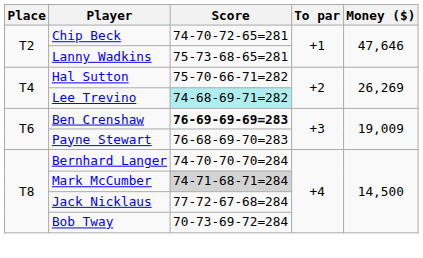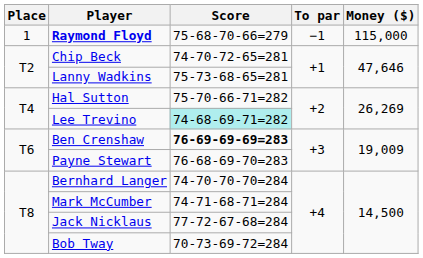+ row: (102, 36)
(231, 181) lightgrey background -> (231, 202) no background
